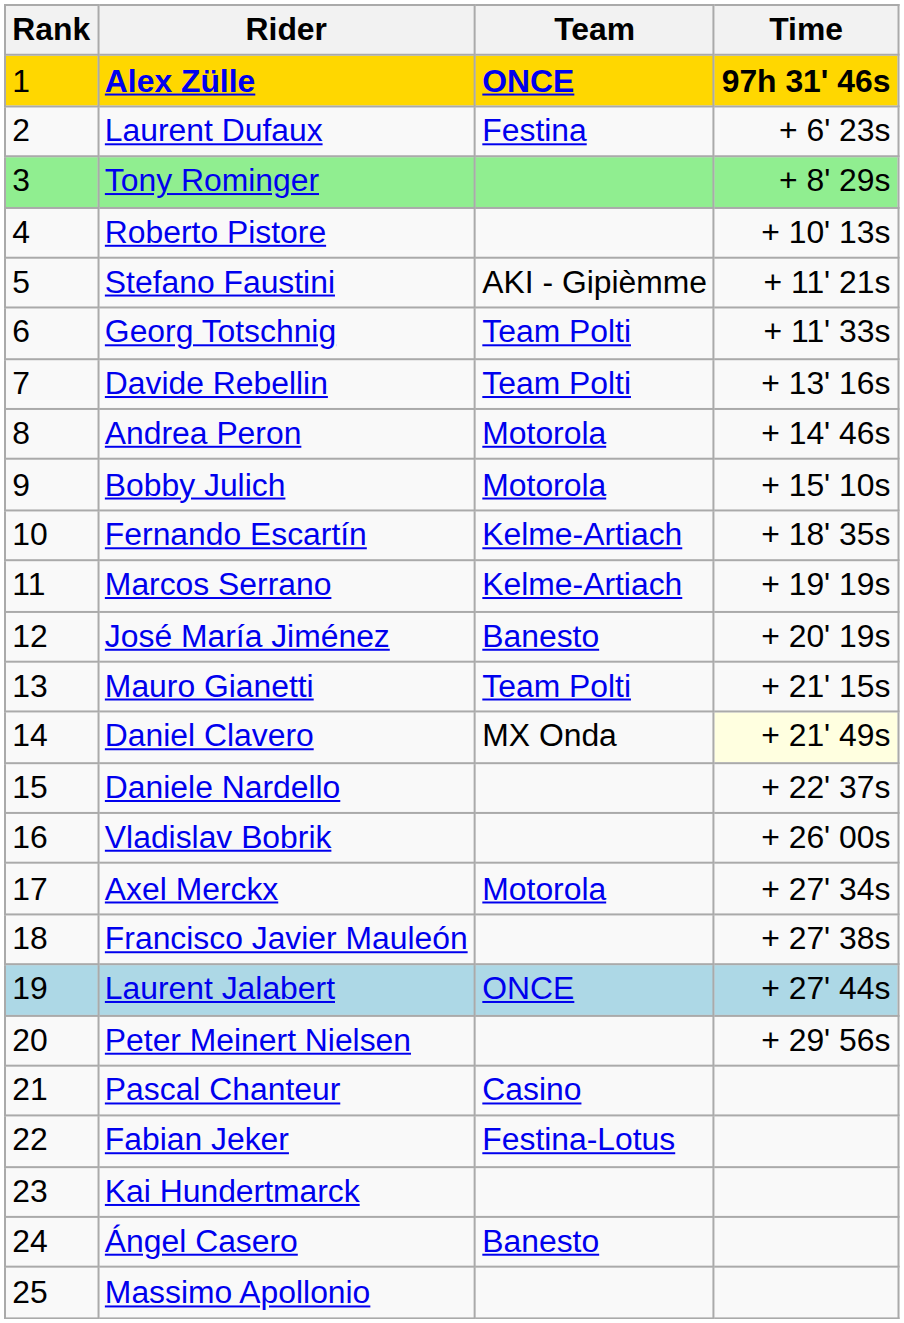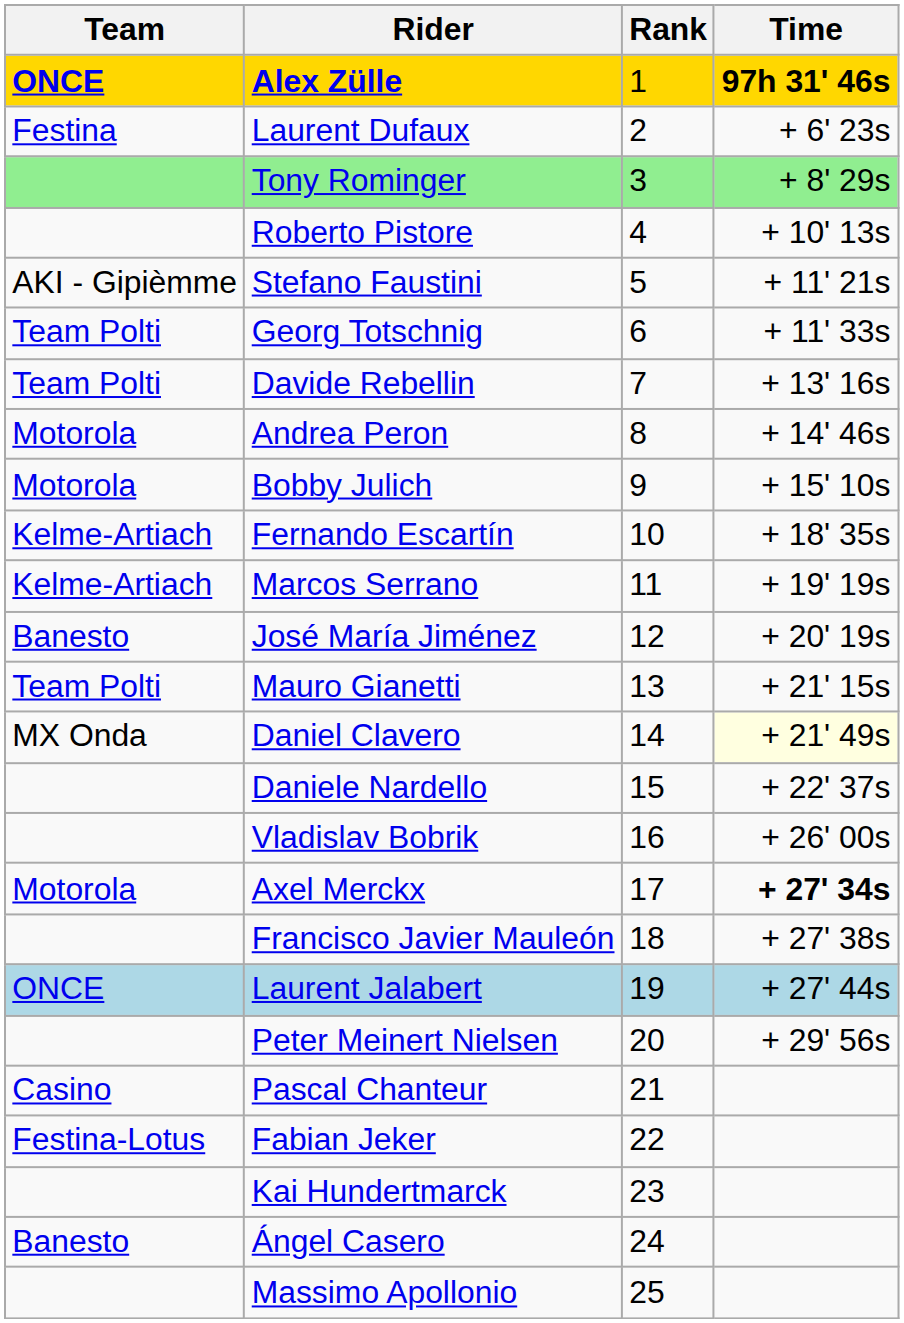columns swapped: (51, 29) <-> (595, 29)
(826, 888) normal -> (824, 888) bold
